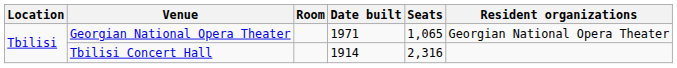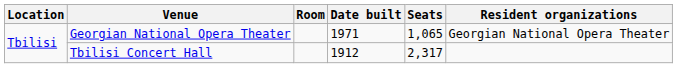(345, 53) 1914 -> (345, 53) 1912
(425, 53) 2,316 -> (425, 53) 2,317
